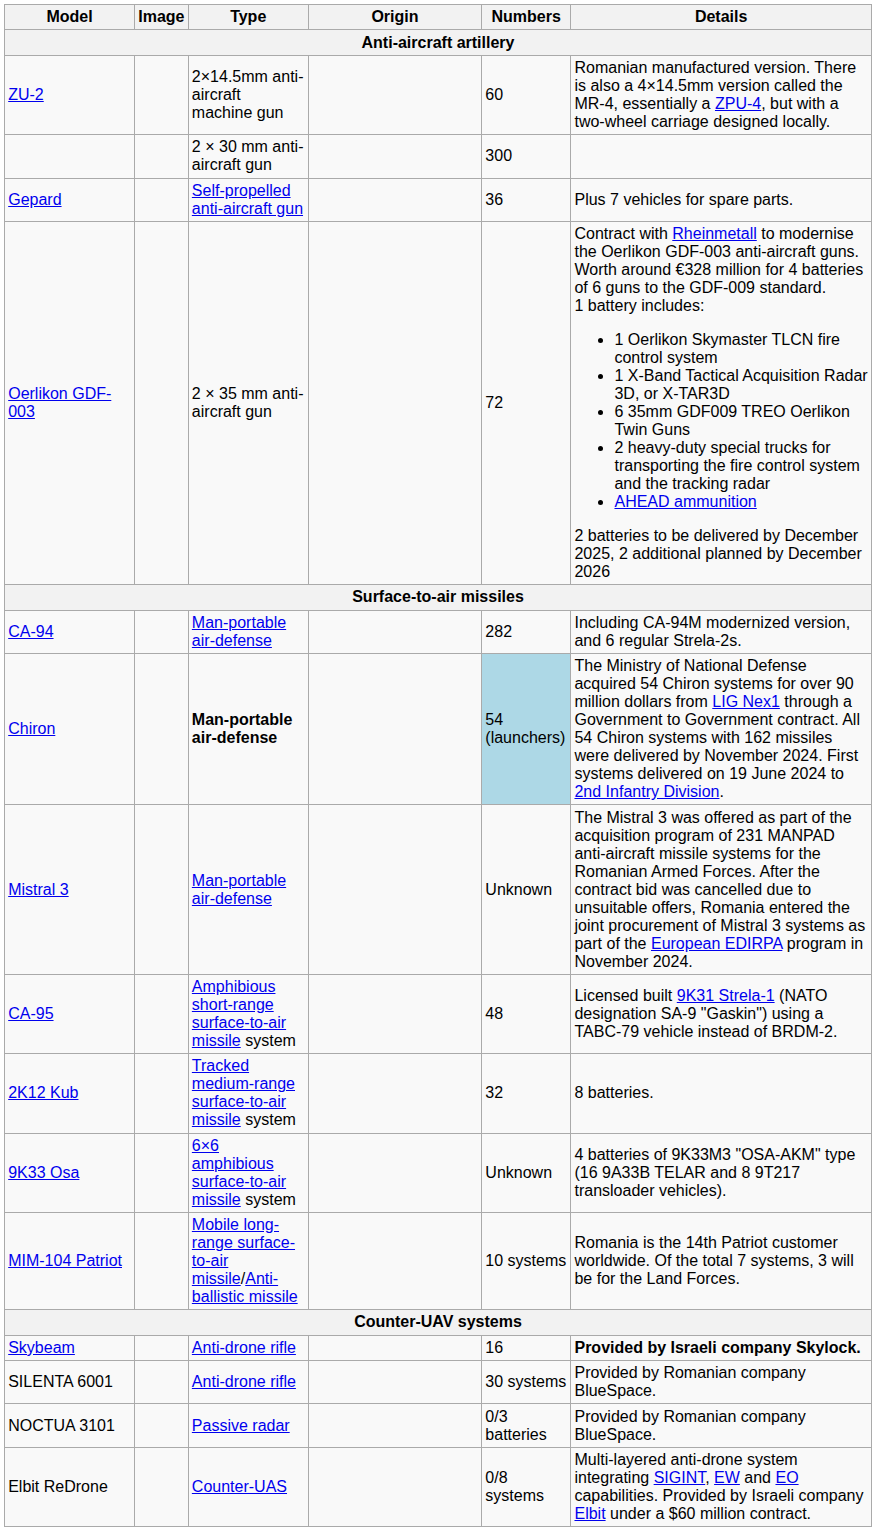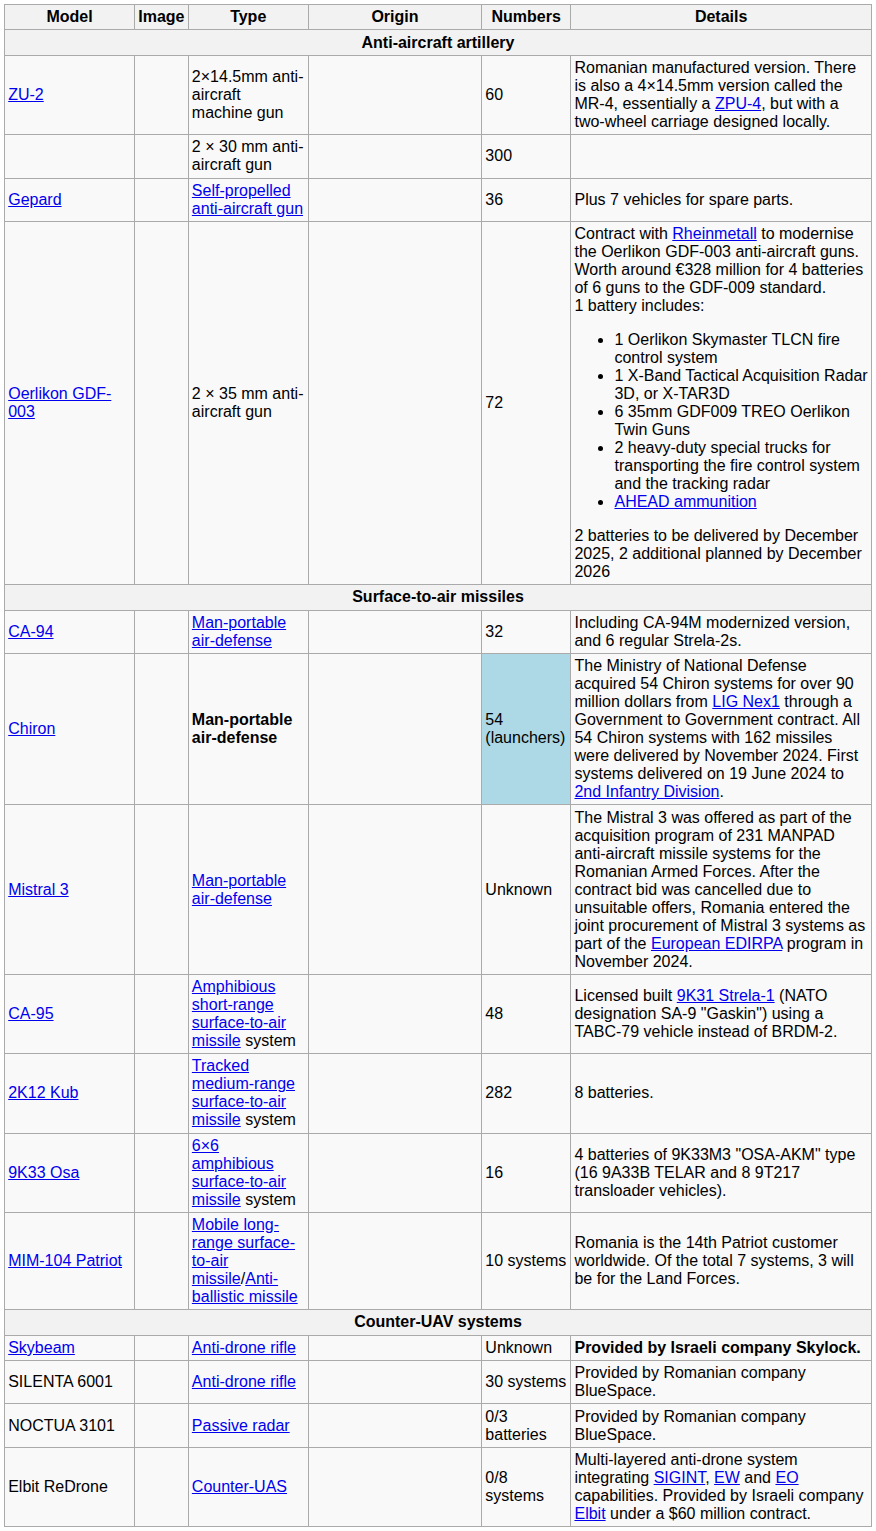(499, 631) 282 -> (494, 631) 32
(494, 1093) 32 -> (499, 1093) 282
(519, 1172) Unknown -> (494, 1172) 16
(494, 1347) 16 -> (519, 1347) Unknown
